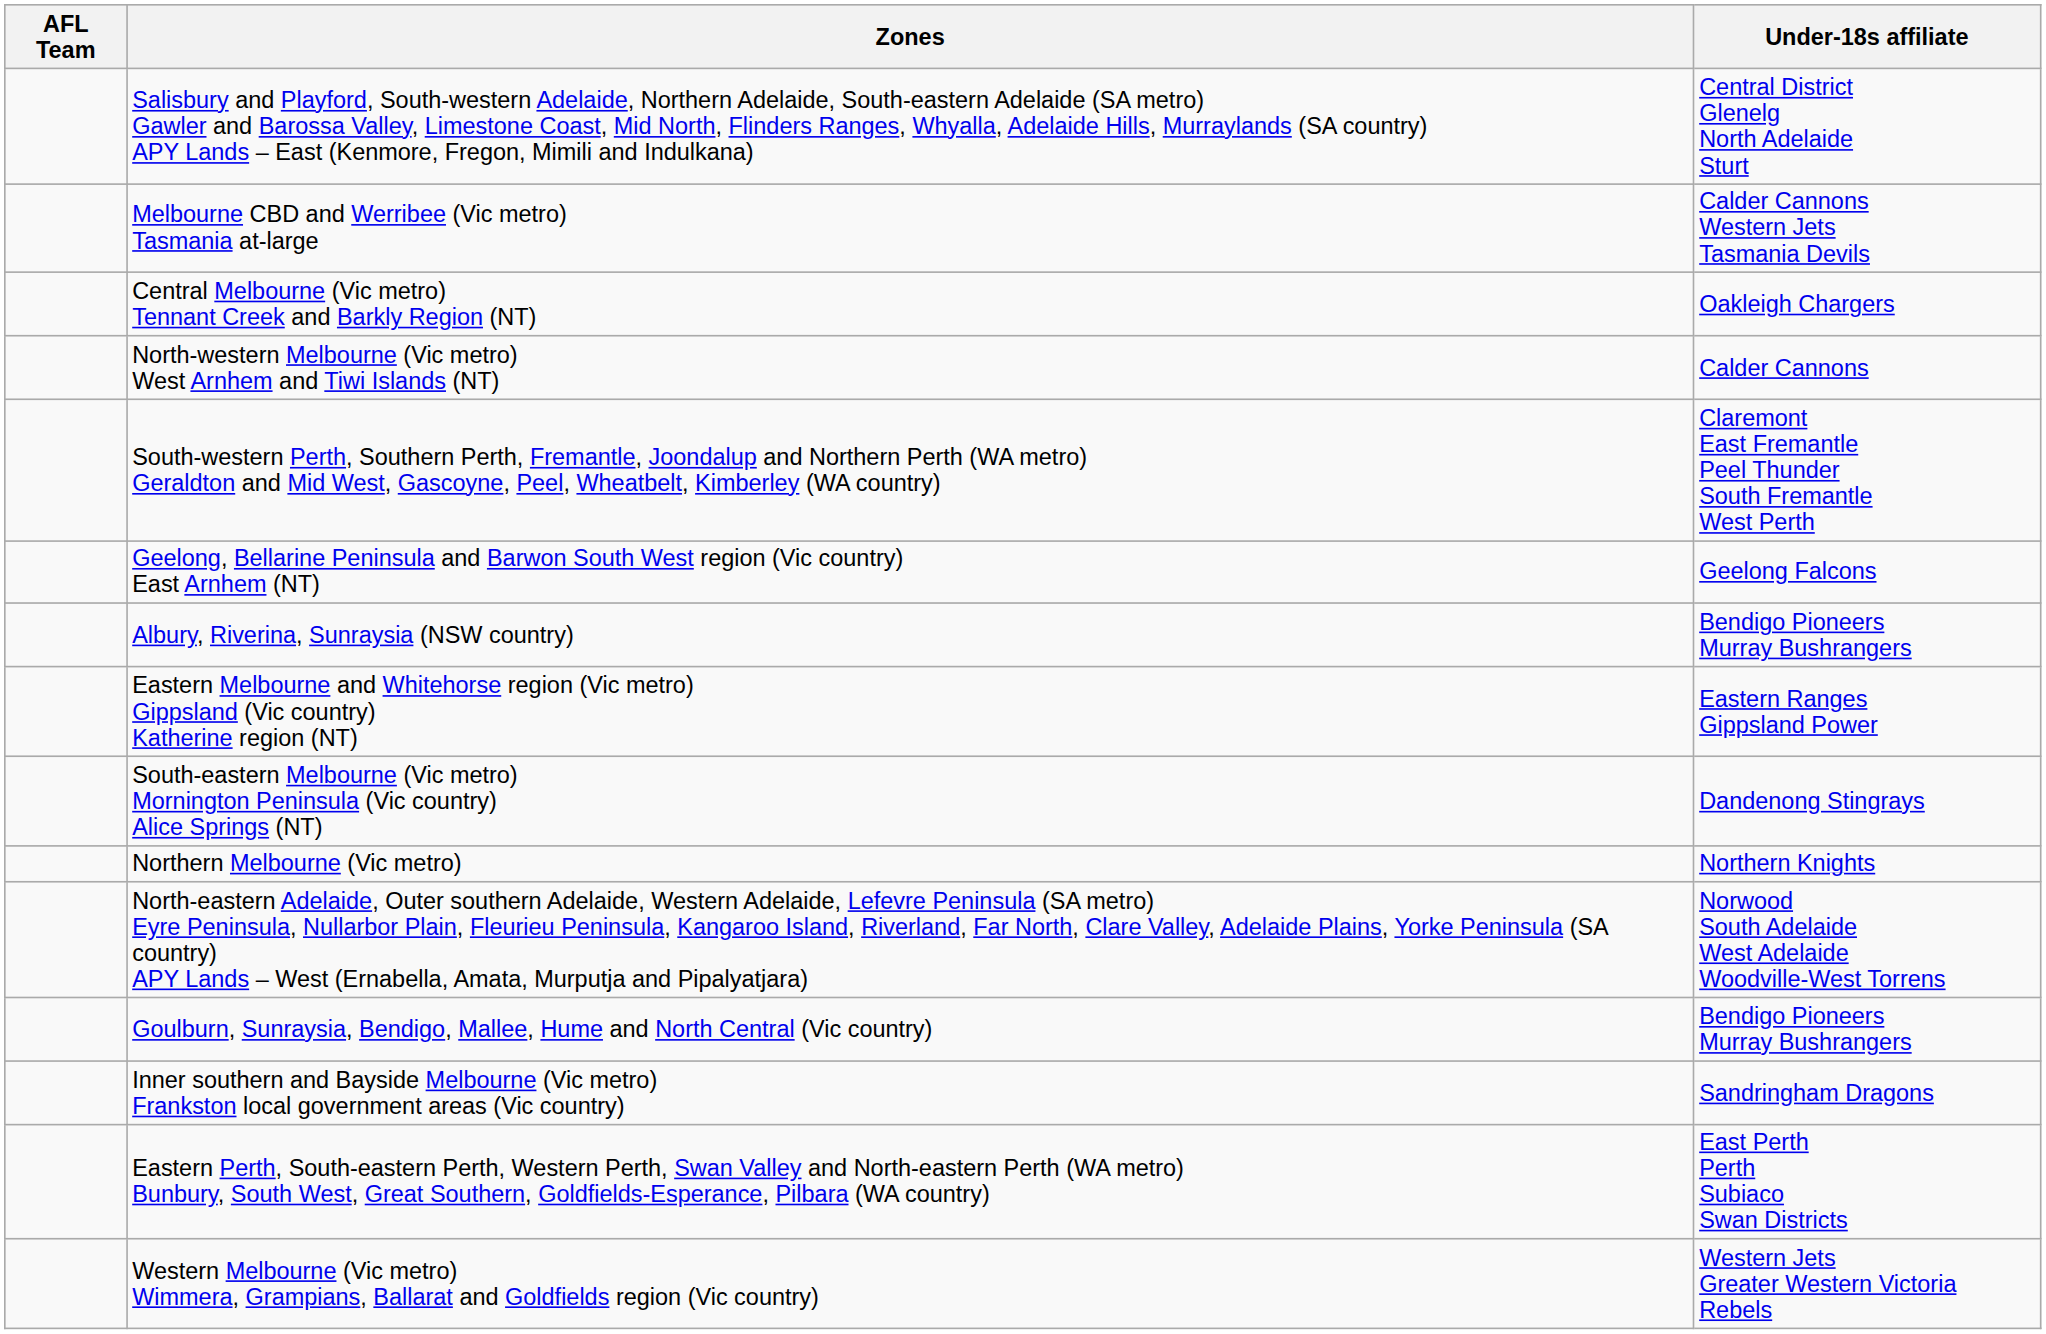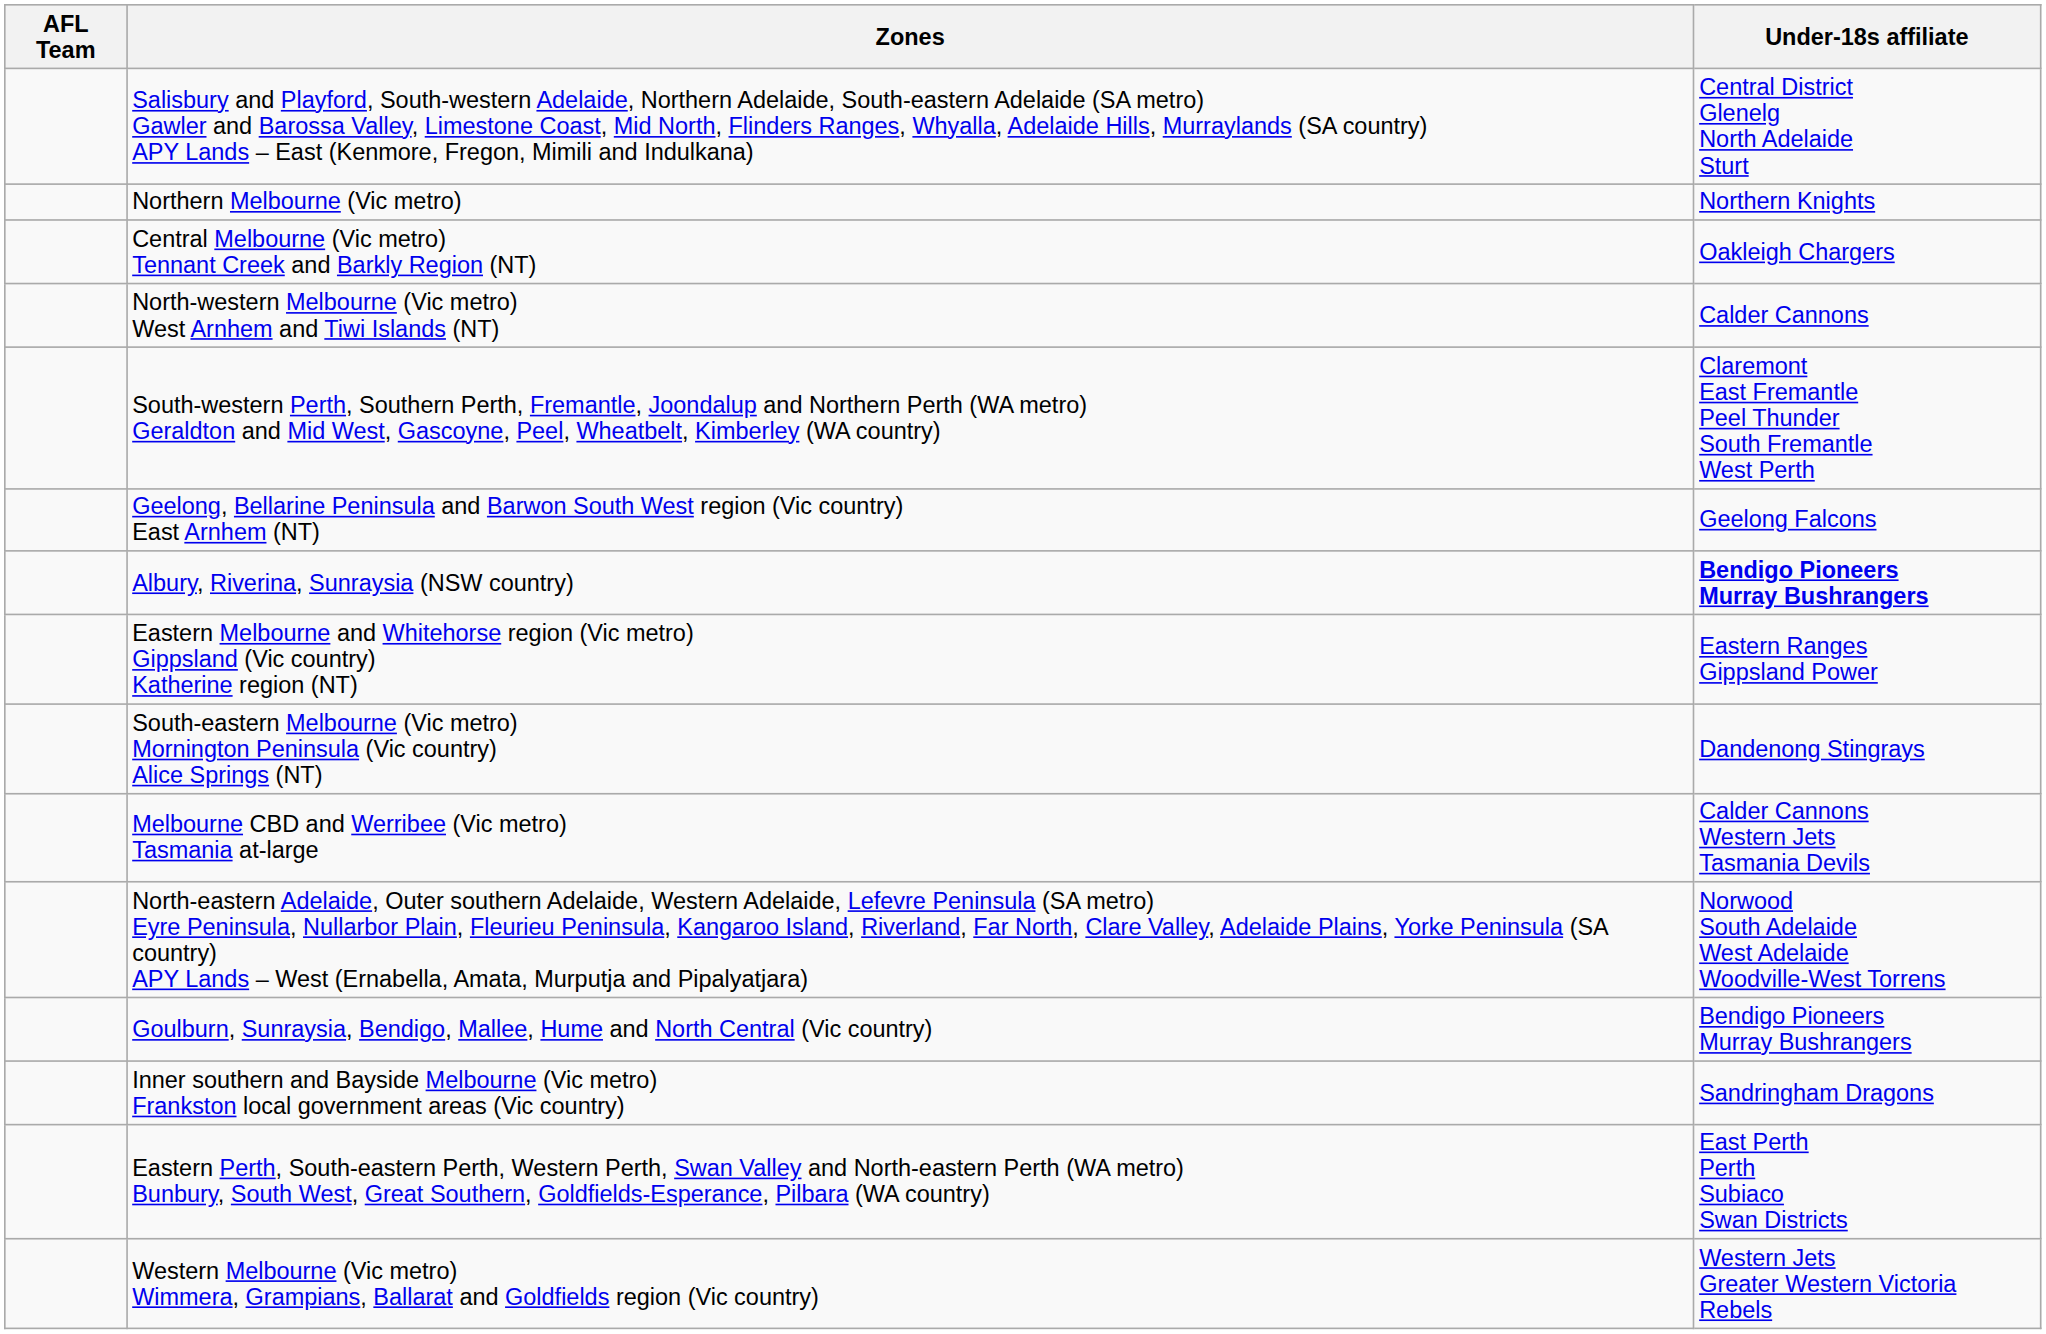rows swapped: (297, 864) <-> (349, 228)
(1805, 635) normal -> (1814, 583) bold
